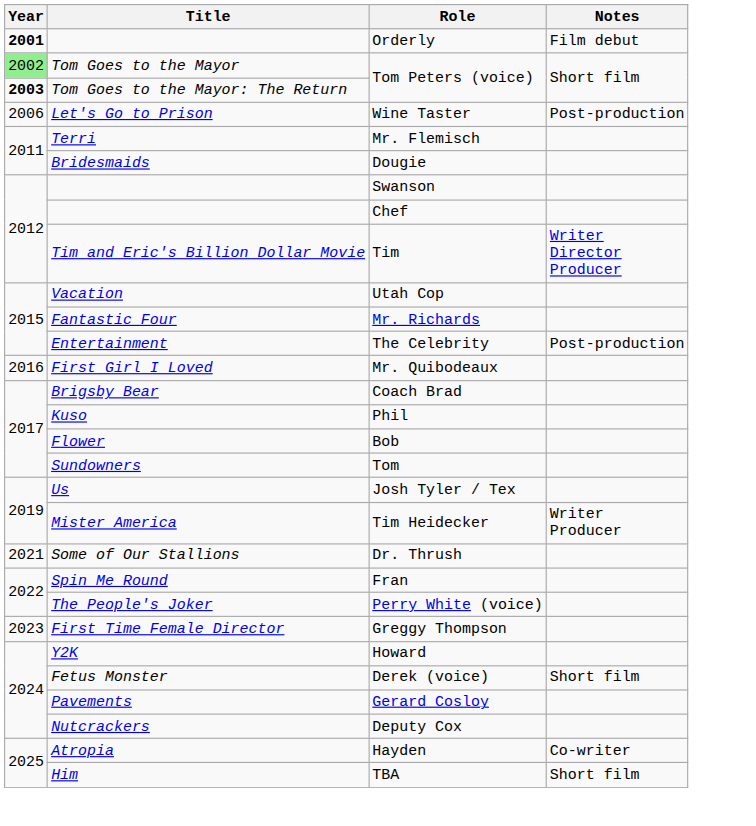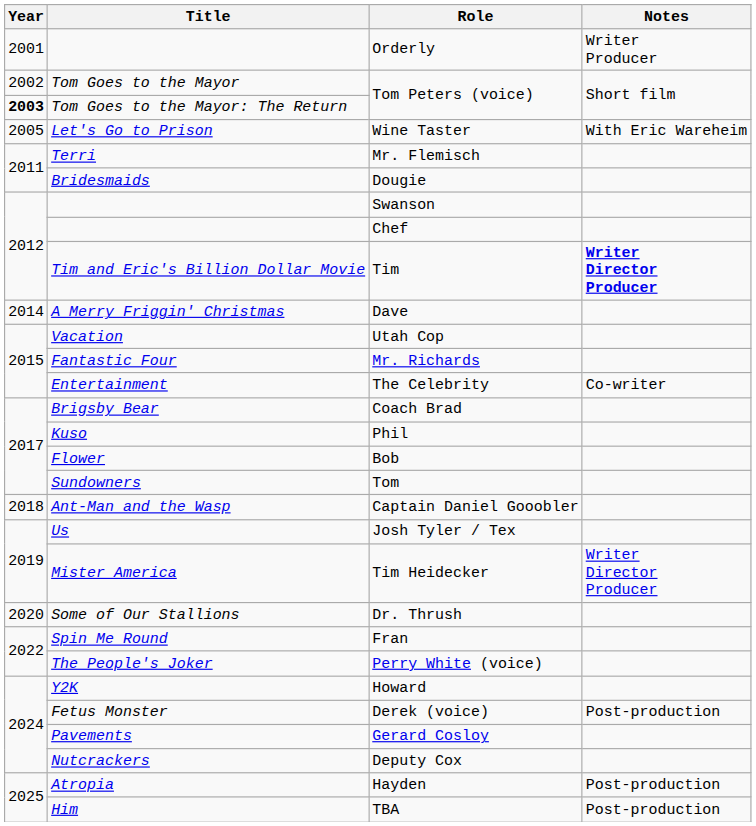(26, 41) bold -> (26, 50) normal
(595, 41) Film debut -> (622, 50) Writer Producer
(26, 65) lightgreen background -> (26, 83) no background
(26, 114) 2006 -> (26, 131) 2005
(617, 114) Post-production -> (666, 131) With Eric Wareheim
(586, 253) normal -> (622, 271) bold
+ row: (168, 312)
(617, 344) Post-production -> (626, 385) Co-writer
- row: (132, 368)
+ row: (141, 507)
(586, 523) Writer Producer -> (622, 573) Writer Director Producer
(26, 556) 2021 -> (26, 615) 2020
- row: (168, 629)
(595, 678) Short film -> (653, 712) Post-production
(590, 751) Co-writer -> (653, 785) Post-production
(595, 775) Short film -> (653, 810) Post-production
